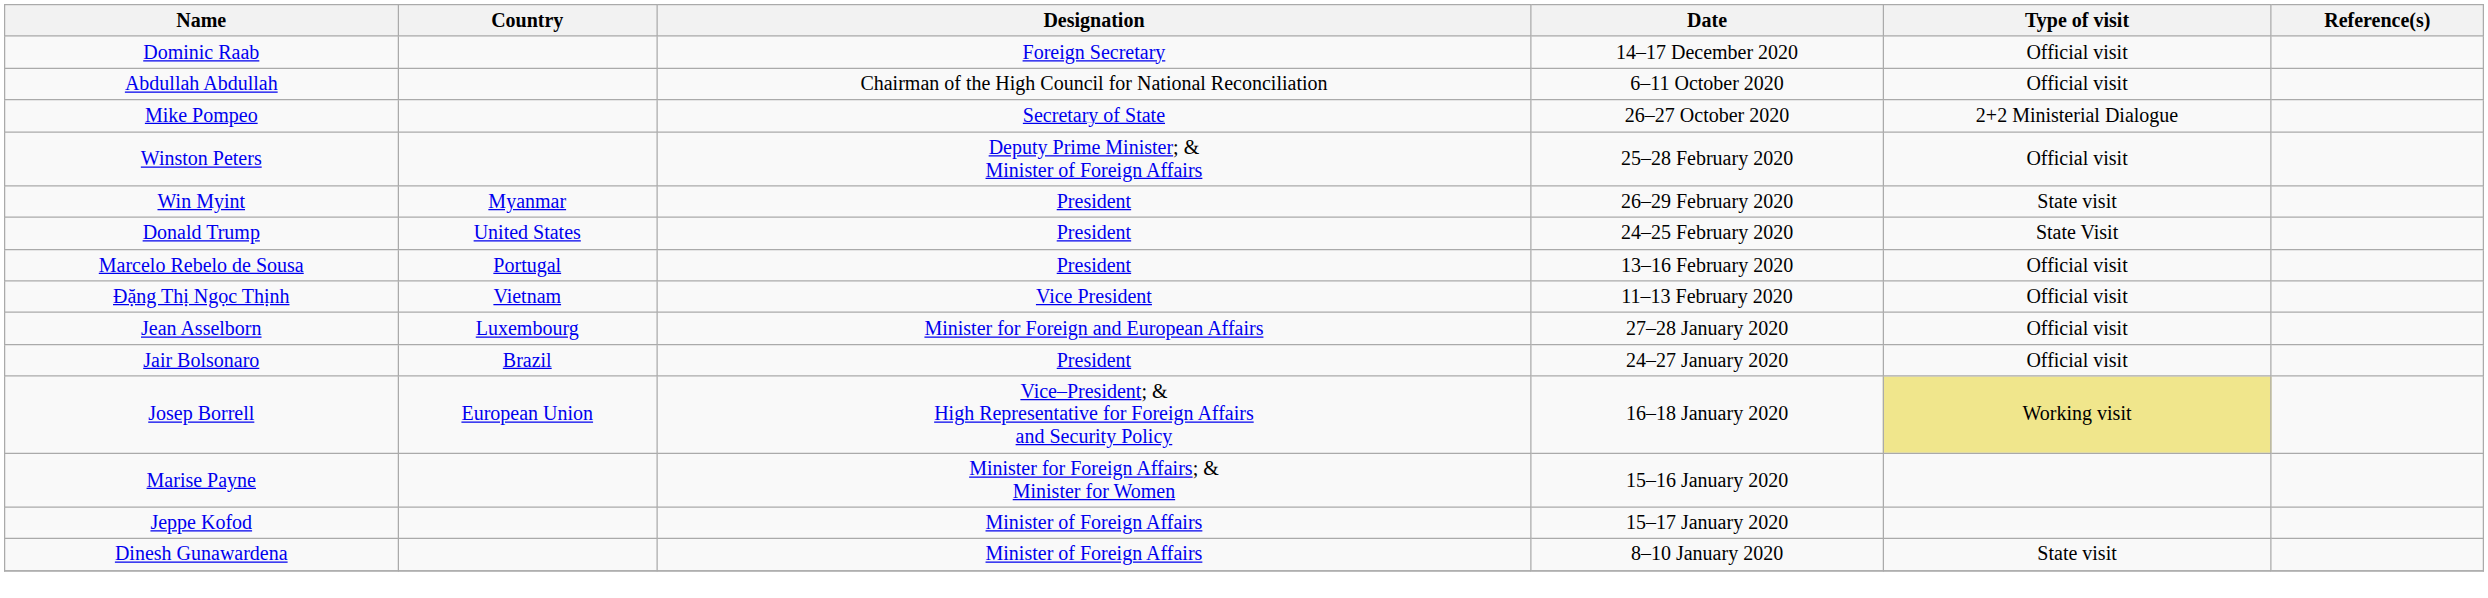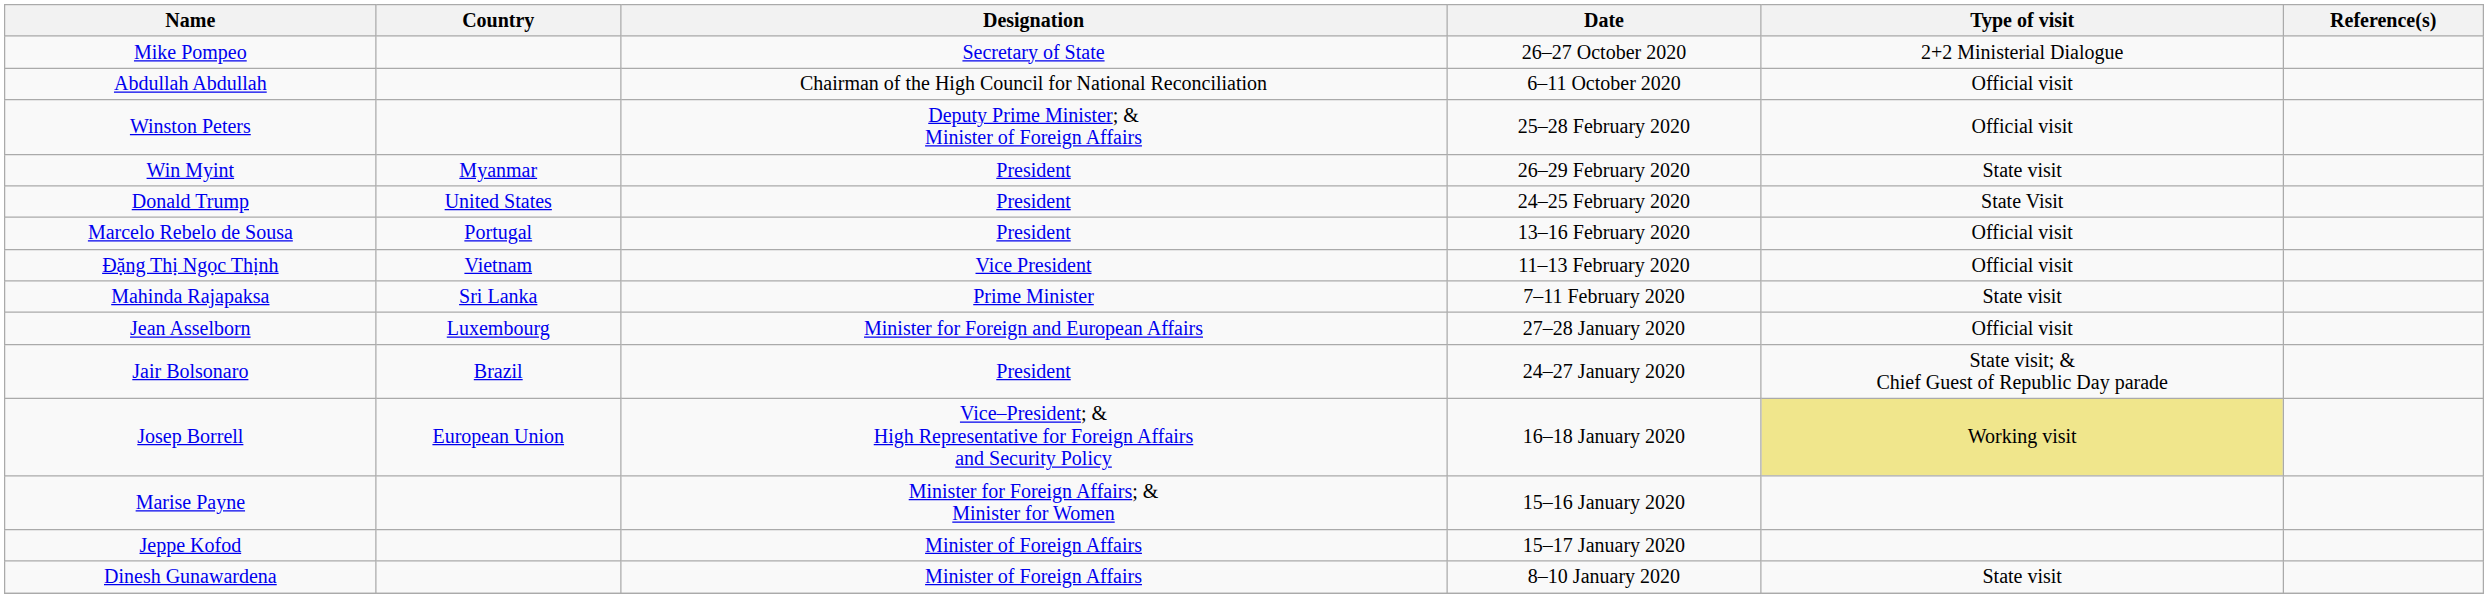- row: (201, 52)
rows swapped: (201, 115) <-> (201, 83)
+ row: (190, 296)
(2077, 360) Official visit -> (2022, 371) State visit; & Chief Guest of Republic Day parade
